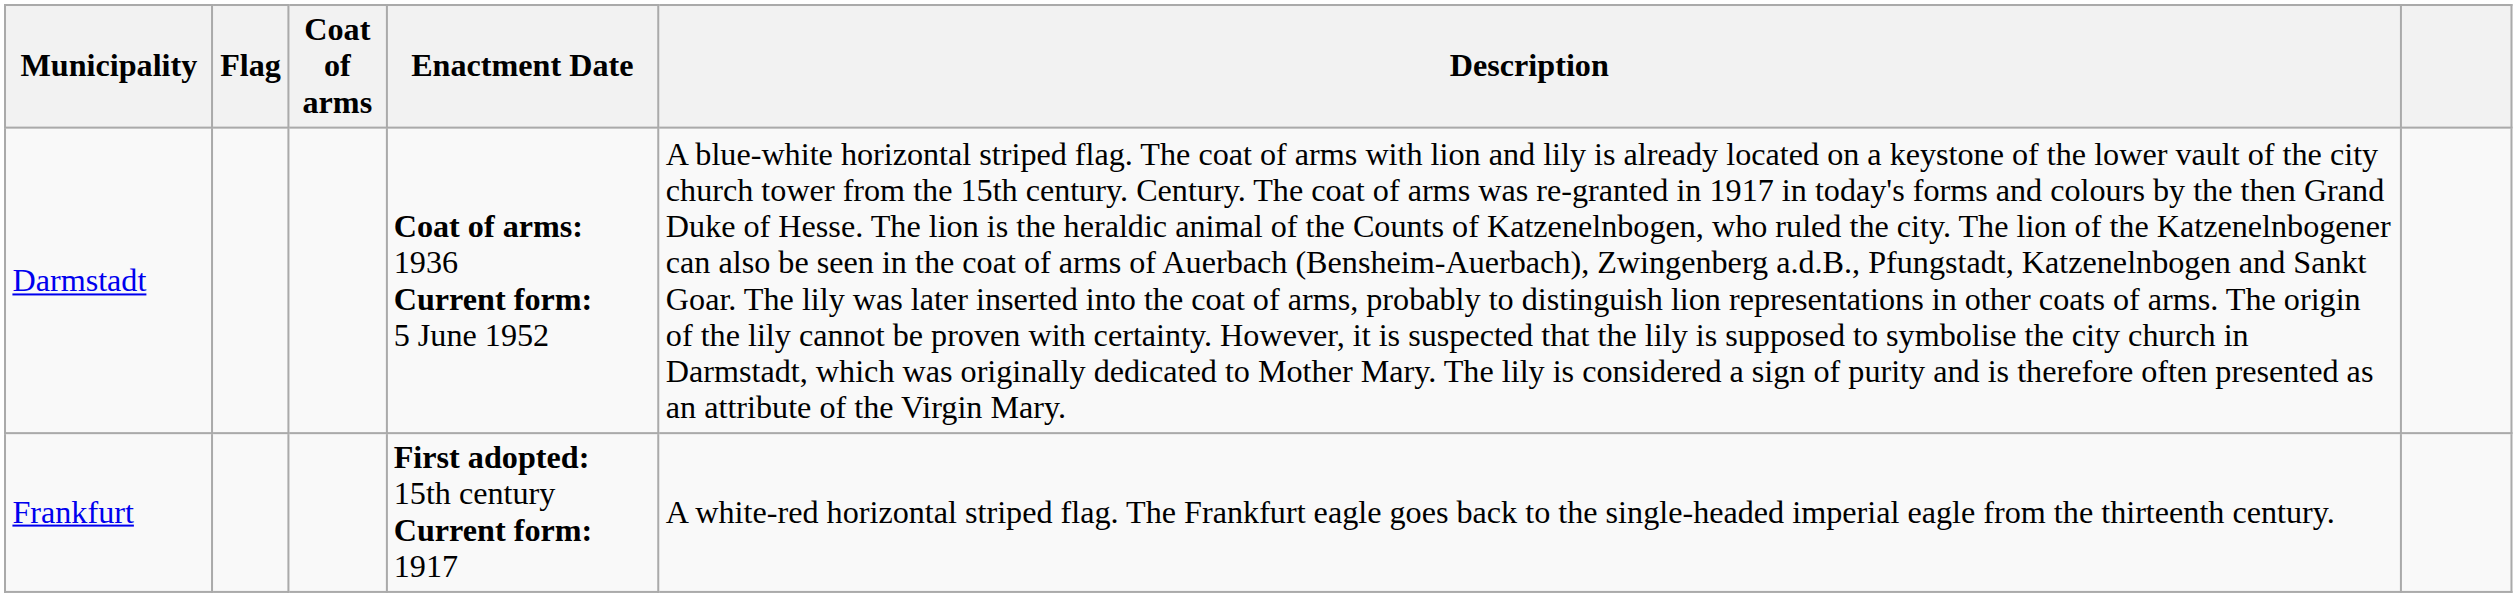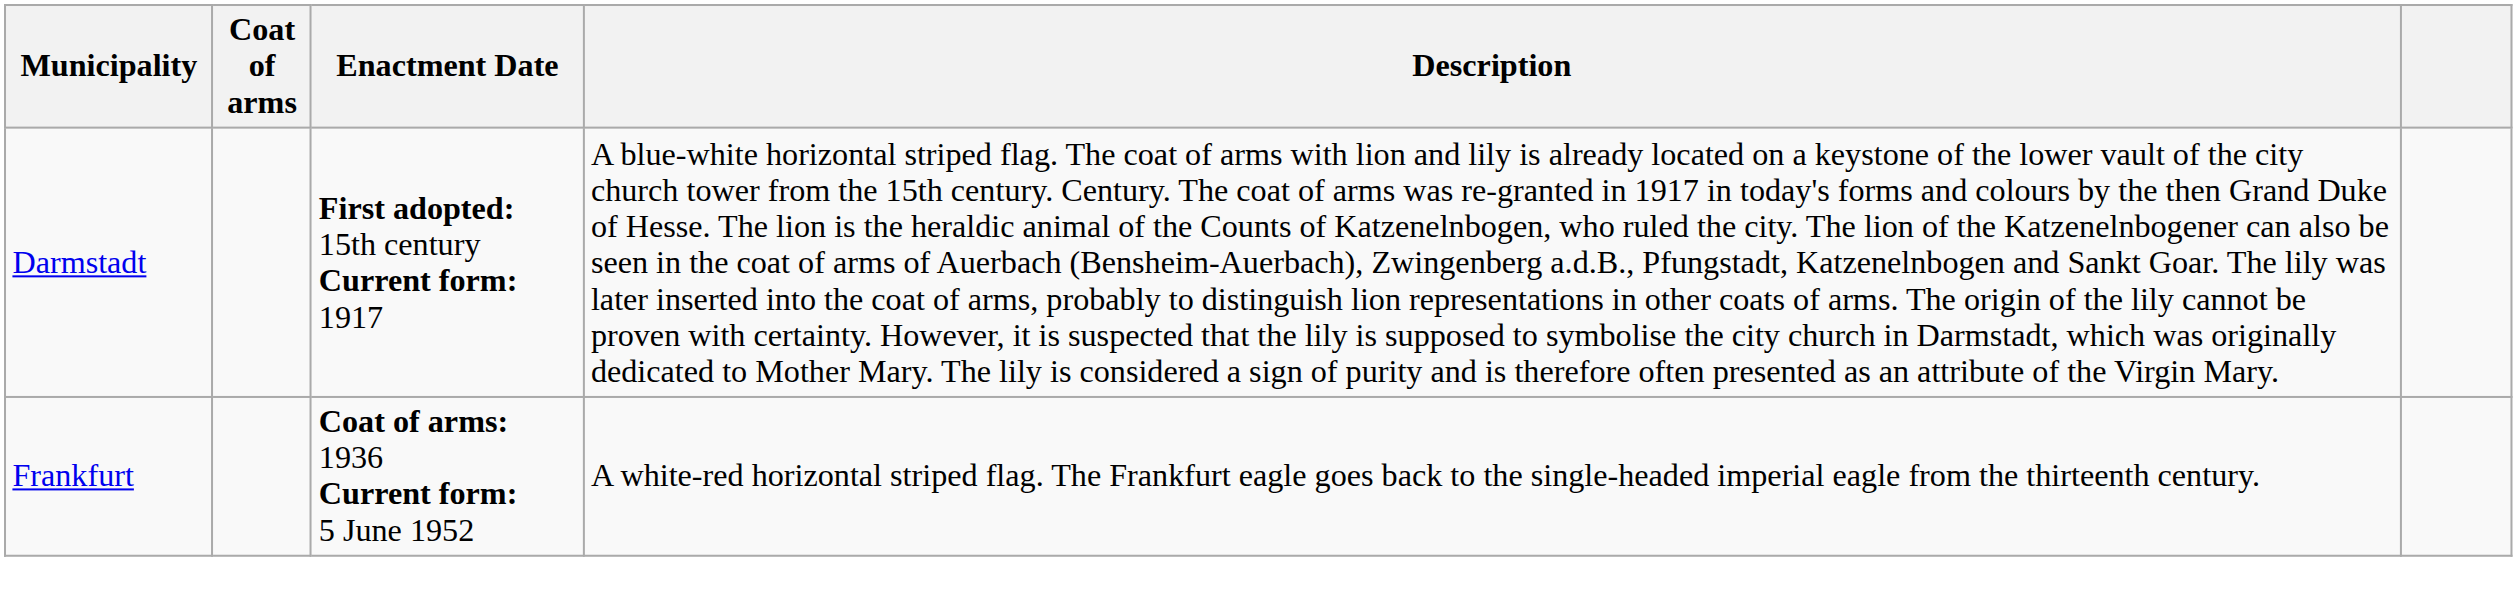- column: (251, 66)
(493, 279) Coat of arms: 1936 Current form: 5 June 1952 -> (418, 261) First adopted: 15th century Current form: 1917
(493, 511) First adopted: 15th century Current form: 1917 -> (418, 475) Coat of arms: 1936 Current form: 5 June 1952
